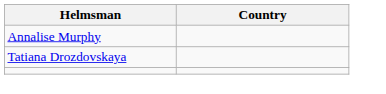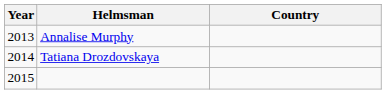+ column: (21, 15)
